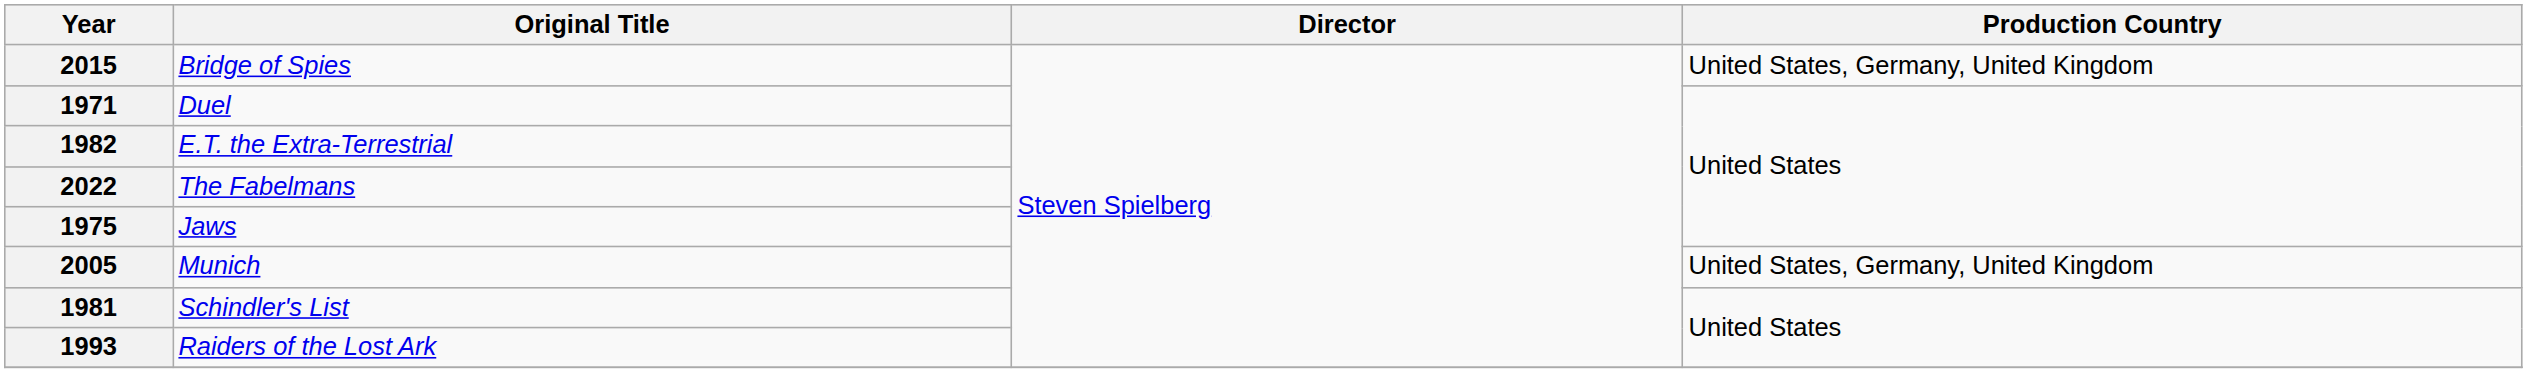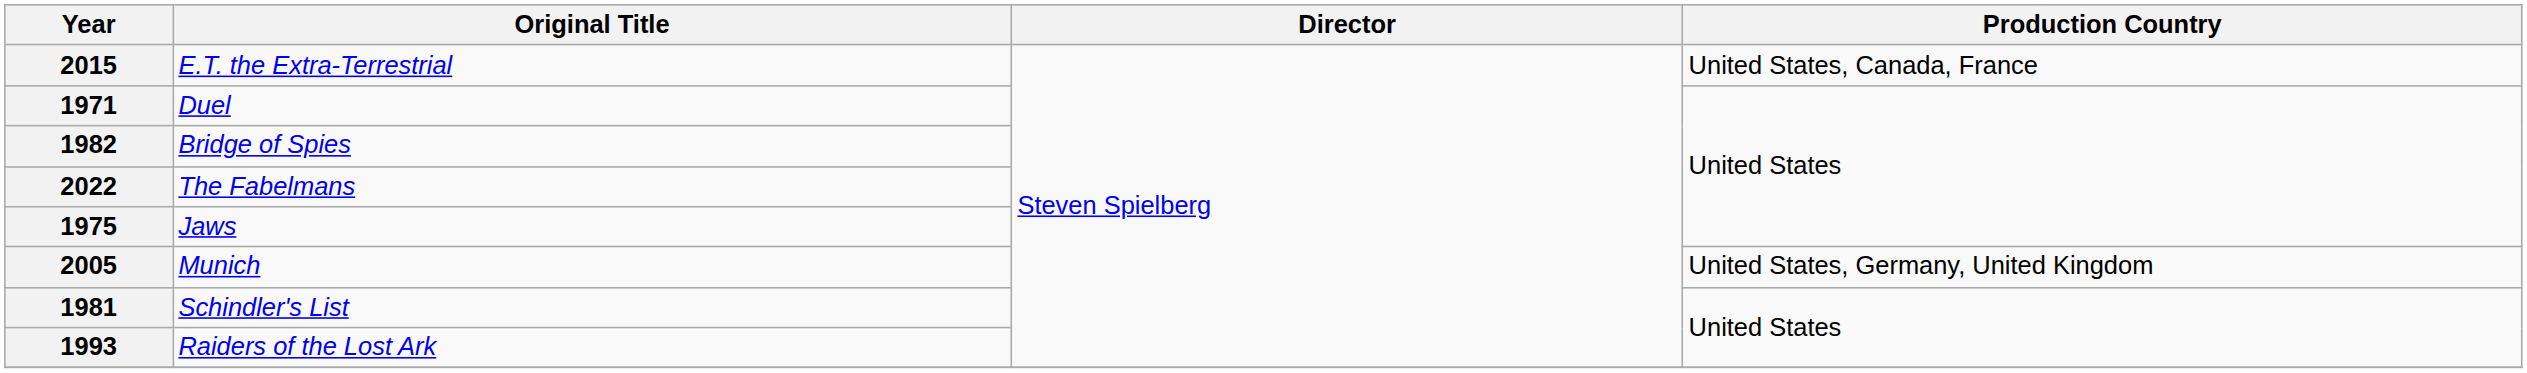(265, 65) Bridge of Spies -> (315, 65) E.T. the Extra-Terrestrial
(1921, 65) United States, Germany, United Kingdom -> (1863, 65) United States, Canada, France
(315, 145) E.T. the Extra-Terrestrial -> (265, 145) Bridge of Spies
